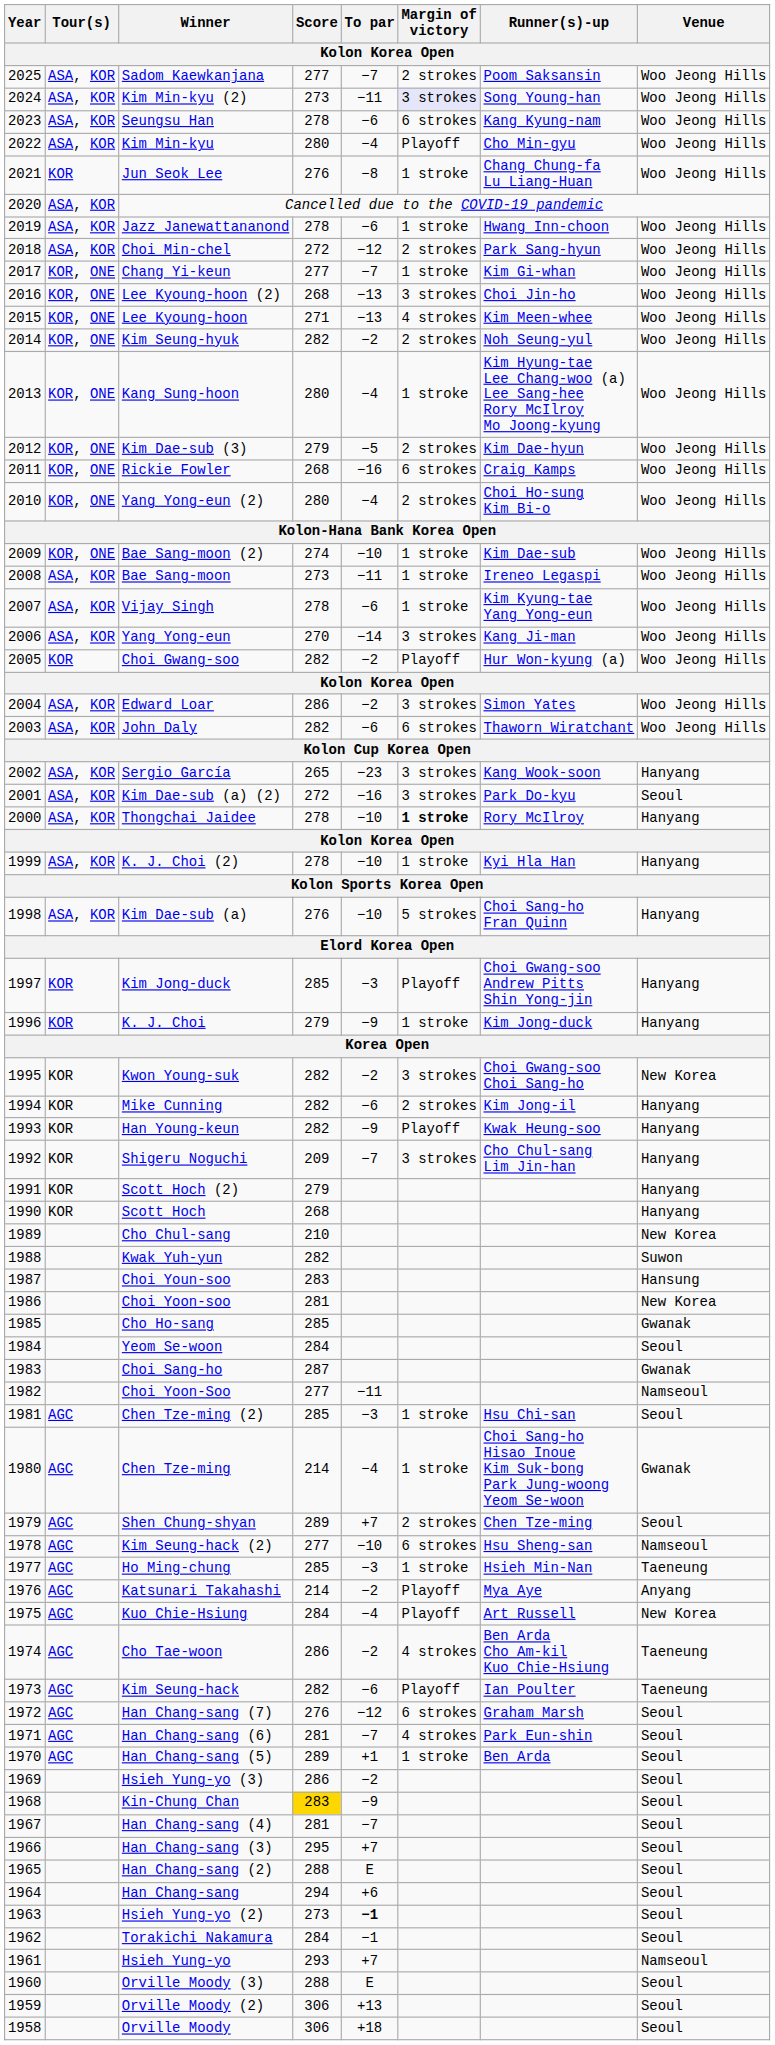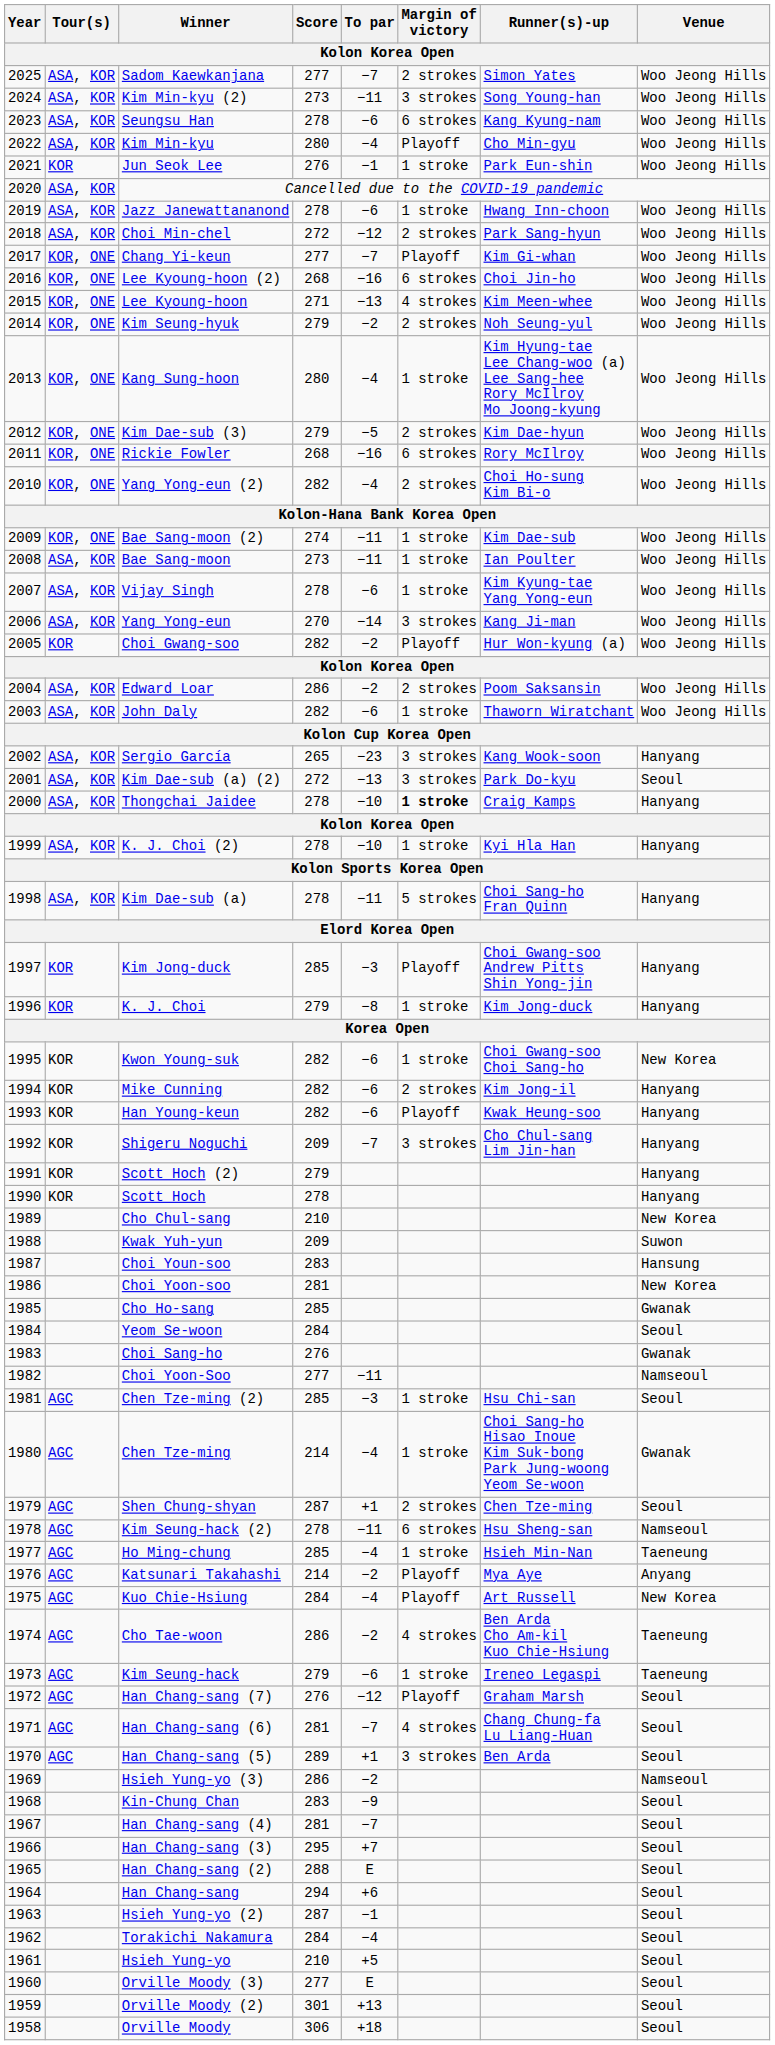(542, 77) Poom Saksansin -> (530, 77) Simon Yates
(439, 100) lavender background -> (439, 100) no background
(370, 175) −8 -> (370, 167) −1
(542, 175) Chang Chung-fa Lu Liang-Huan -> (538, 167) Park Eun-shin
(435, 273) 1 stroke -> (431, 257) Playoff
(370, 296) −13 -> (370, 280) −16
(439, 296) 3 strokes -> (439, 280) 6 strokes
(317, 341) 282 -> (317, 325) 279
(530, 472) Craig Kamps -> (534, 456) Rory McIlroy
(317, 502) 280 -> (317, 486) 282
(370, 555) −10 -> (370, 539) −11
(542, 578) Ireneo Legaspi -> (530, 562) Ian Poulter
(439, 706) 3 strokes -> (439, 690) 2 strokes
(530, 706) Simon Yates -> (542, 690) Poom Saksansin
(439, 728) 6 strokes -> (435, 713) 1 stroke
(370, 796) −16 -> (370, 780) −13
(534, 819) Rory McIlroy -> (530, 803) Craig Kamps
(317, 917) 276 -> (317, 901) 278
(370, 917) −10 -> (370, 901) −11
(370, 1024) −9 -> (370, 1008) −8
(370, 1077) −2 -> (370, 1061) −6
(439, 1077) 3 strokes -> (435, 1061) 1 stroke
(370, 1130) −9 -> (370, 1114) −6
(317, 1213) 268 -> (317, 1197) 278
(317, 1258) 282 -> (317, 1242) 209
(317, 1371) 287 -> (317, 1355) 276
(317, 1524) 289 -> (317, 1508) 287
(370, 1524) +7 -> (370, 1508) +1
(317, 1547) 277 -> (317, 1531) 278
(370, 1547) −10 -> (370, 1531) −11
(370, 1569) −3 -> (370, 1553) −4
(317, 1691) 282 -> (317, 1675) 279
(431, 1691) Playoff -> (435, 1675) 1 stroke
(530, 1691) Ian Poulter -> (542, 1675) Ireneo Legaspi
(439, 1714) 6 strokes -> (431, 1698) Playoff
(538, 1736) Park Eun-shin -> (542, 1728) Chang Chung-fa Lu Liang-Huan
(435, 1759) 1 stroke -> (439, 1759) 3 strokes
(662, 1781) Seoul -> (674, 1781) Namseoul
(317, 1804) gold background -> (317, 1804) no background
(317, 1916) 273 -> (317, 1916) 287
(370, 1916) bold -> (370, 1916) normal
(370, 1939) −1 -> (370, 1939) −4
(317, 1961) 293 -> (317, 1961) 210
(370, 1961) +7 -> (370, 1961) +5
(674, 1961) Namseoul -> (662, 1961) Seoul
(317, 1984) 288 -> (317, 1984) 277
(317, 2006) 306 -> (317, 2006) 301
